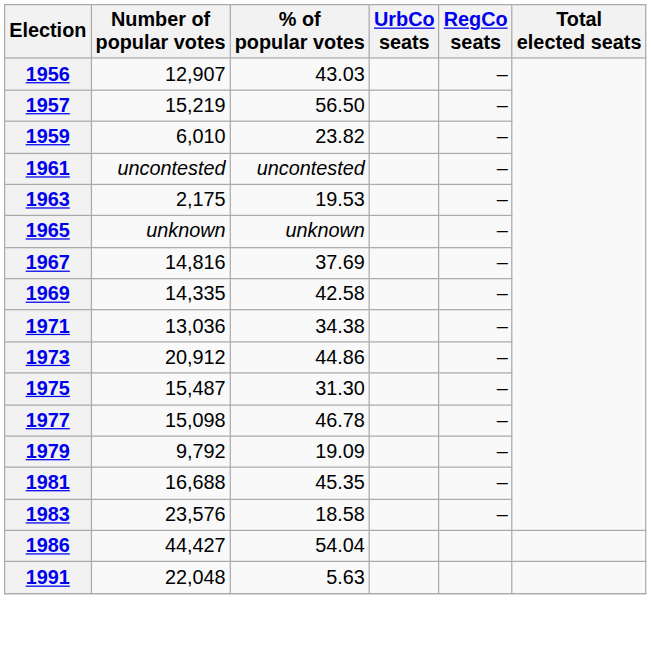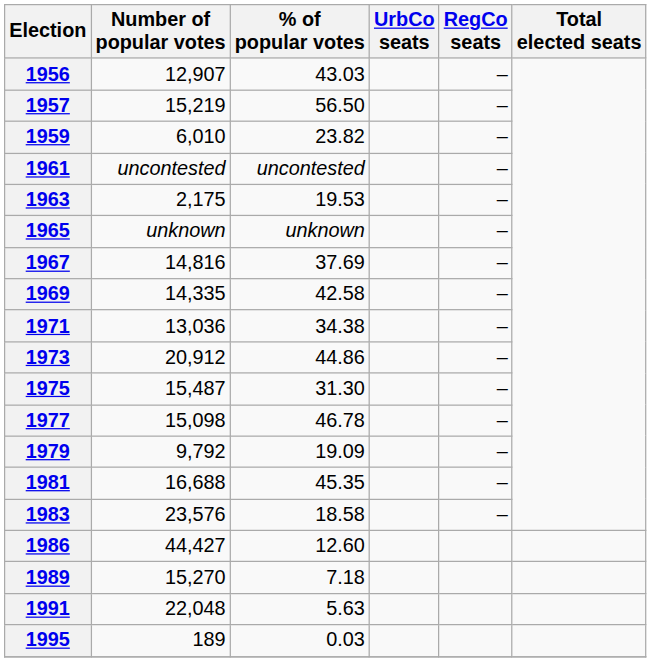(340, 545) 54.04 -> (340, 545) 12.60
+ row: (48, 577)
+ row: (48, 640)
